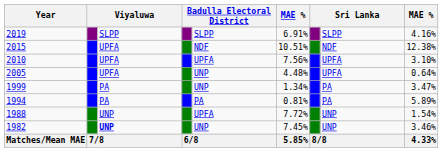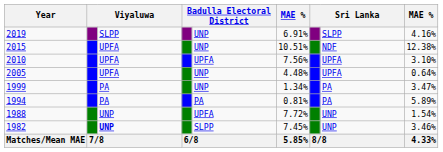(204, 34) SLPP -> (201, 34) UNP
(201, 47) NDF -> (201, 47) UNP
(201, 127) UNP -> (204, 127) SLPP
